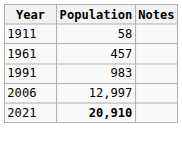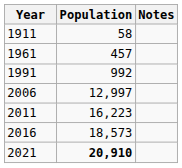(121, 73) 983 -> (121, 73) 992
+ row: (22, 113)
+ row: (22, 133)
